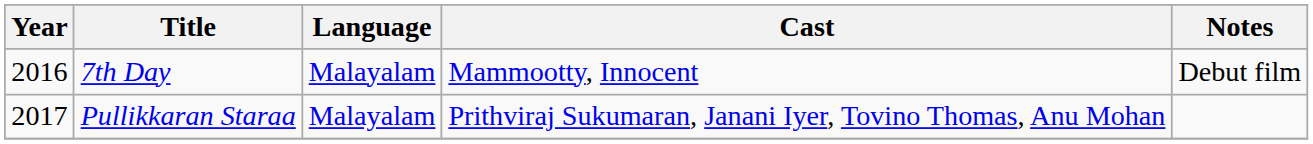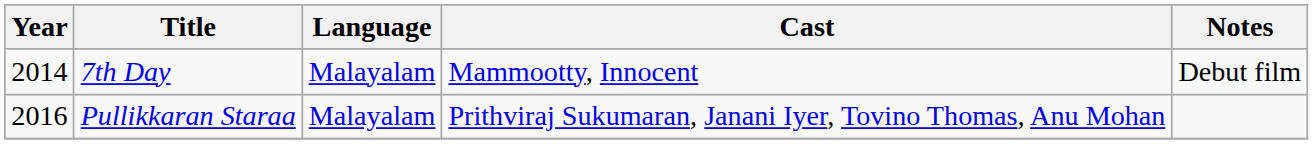(40, 71) 2016 -> (40, 71) 2014
(40, 116) 2017 -> (40, 116) 2016
